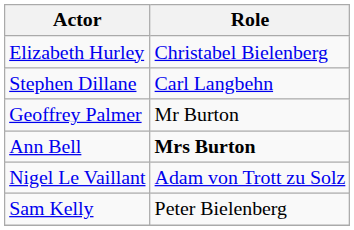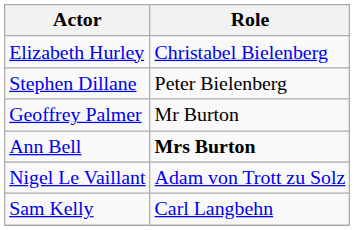(214, 83) Carl Langbehn -> (221, 83) Peter Bielenberg
(221, 209) Peter Bielenberg -> (214, 209) Carl Langbehn
